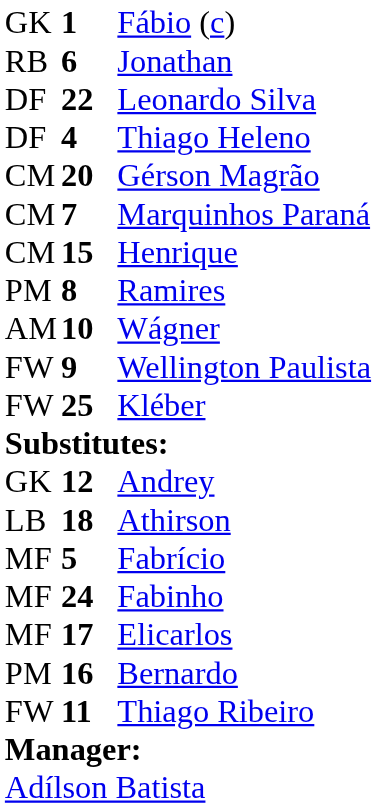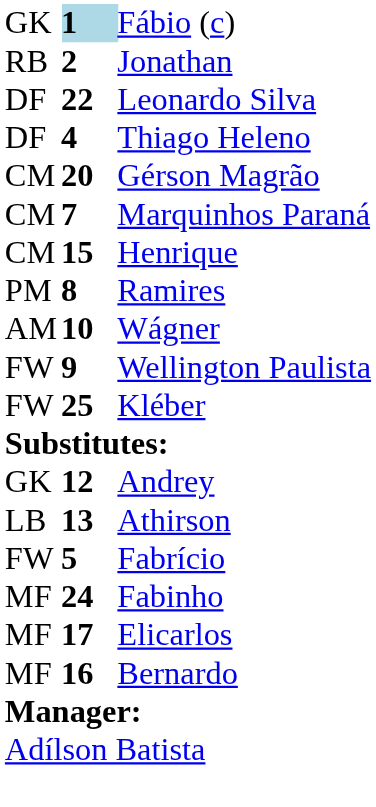(69, 22) no background -> (69, 22) lightblue background
(69, 60) 6 -> (69, 60) 2
(77, 519) 18 -> (77, 519) 13
(28, 558) MF -> (29, 558) FW
(28, 672) PM -> (28, 672) MF
- row: (216, 710)
